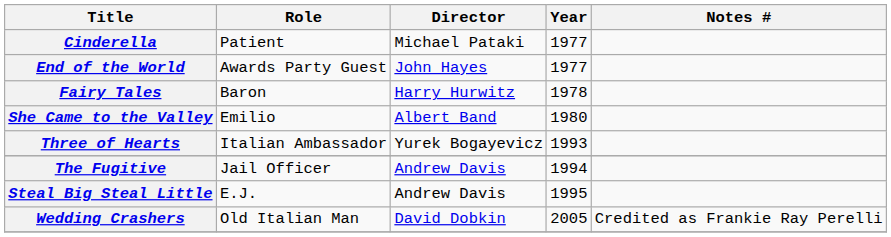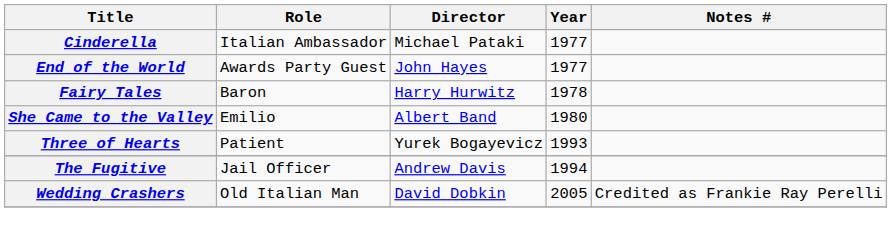(252, 42) Patient -> (303, 42) Italian Ambassador
(303, 143) Italian Ambassador -> (252, 143) Patient
- row: (110, 194)
